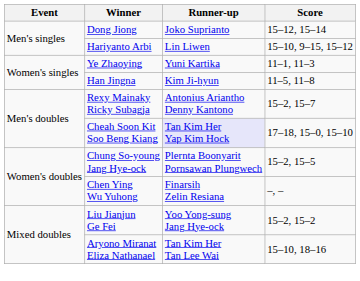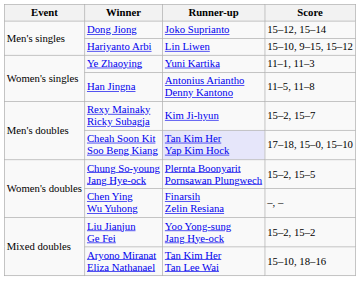(192, 81) Kim Ji-hyun -> (205, 87) Antonius Ariantho Denny Kantono
(205, 104) Antonius Ariantho Denny Kantono -> (192, 116) Kim Ji-hyun
